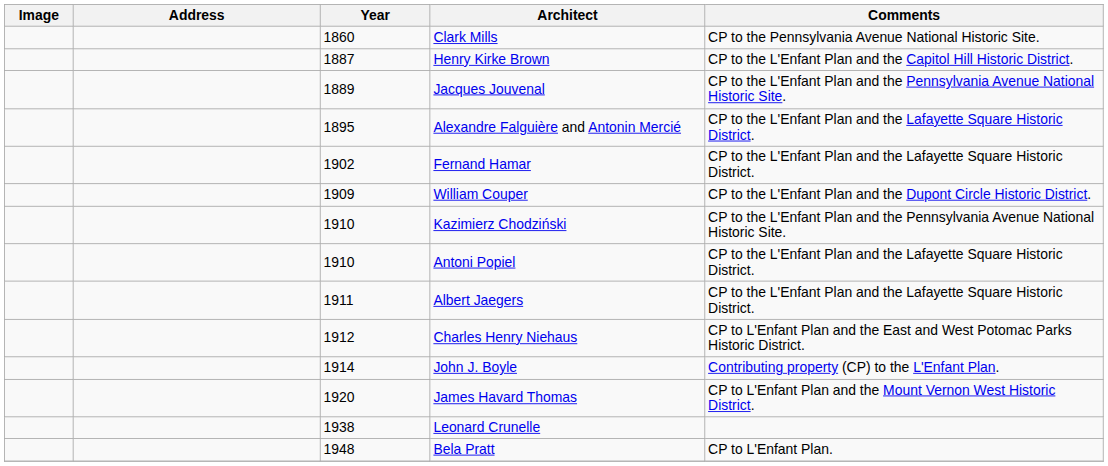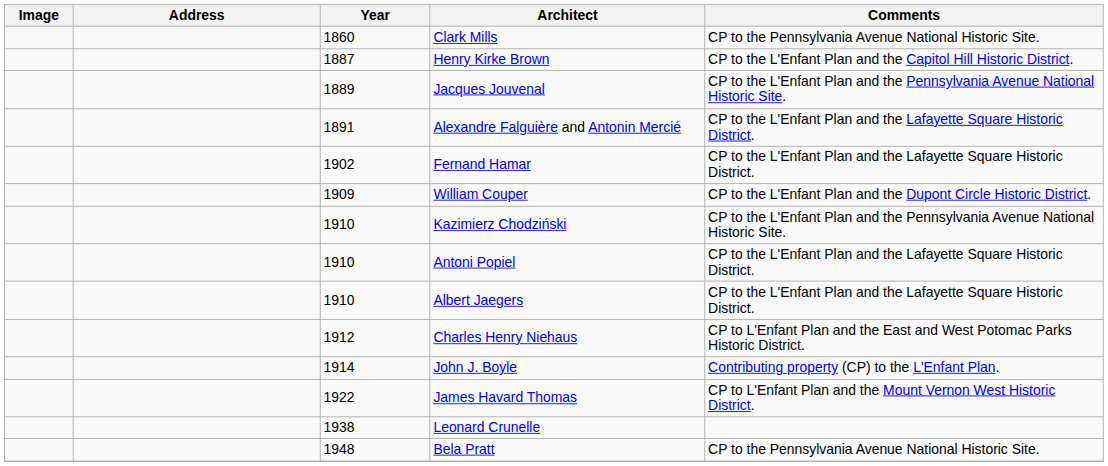(339, 127) 1895 -> (339, 127) 1891
(339, 300) 1911 -> (339, 300) 1910
(339, 397) 1920 -> (339, 397) 1922
(770, 449) CP to L'Enfant Plan. -> (874, 449) CP to the Pennsylvania Avenue National Historic Site.
